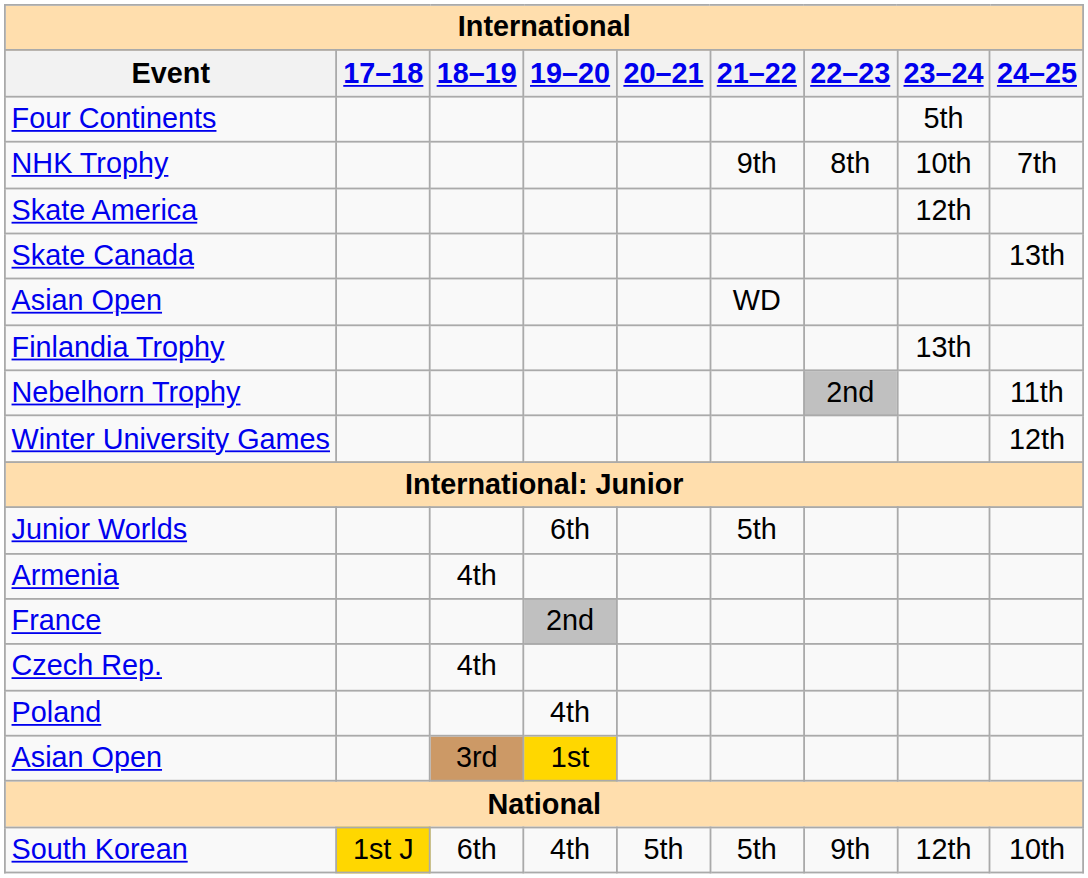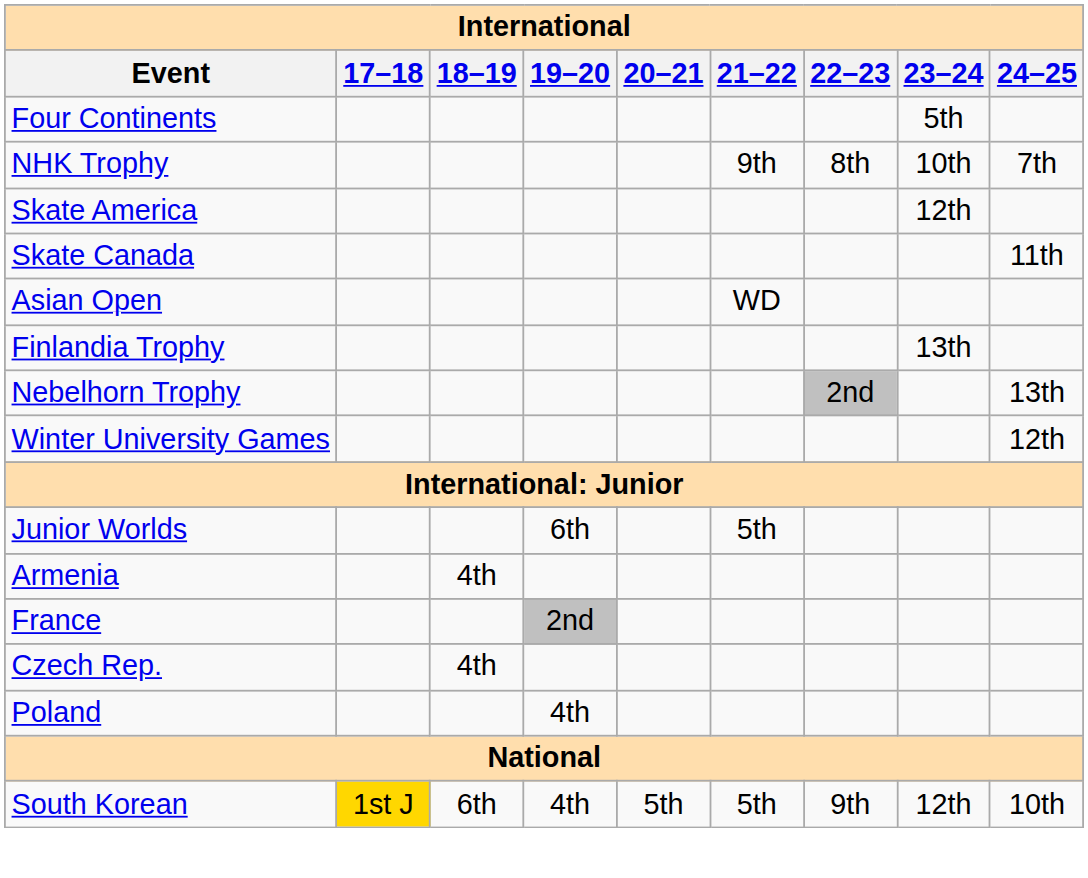(1037, 255) 13th -> (1037, 255) 11th
(1037, 392) 11th -> (1037, 392) 13th
- row: (87, 758)
